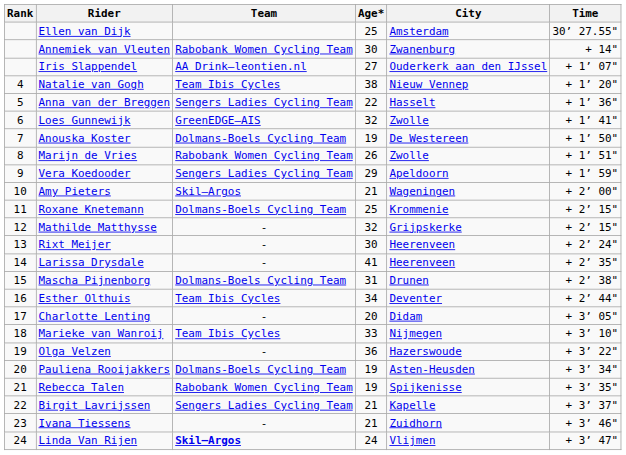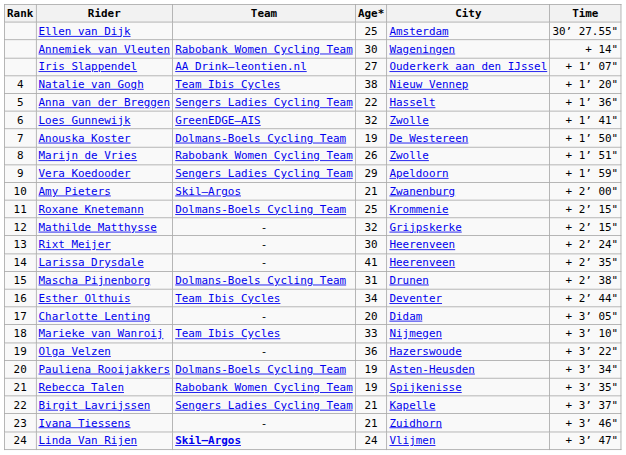(422, 49) Zwanenburg -> (422, 49) Wageningen
(422, 191) Wageningen -> (422, 191) Zwanenburg
